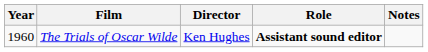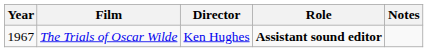(21, 36) 1960 -> (21, 36) 1967
